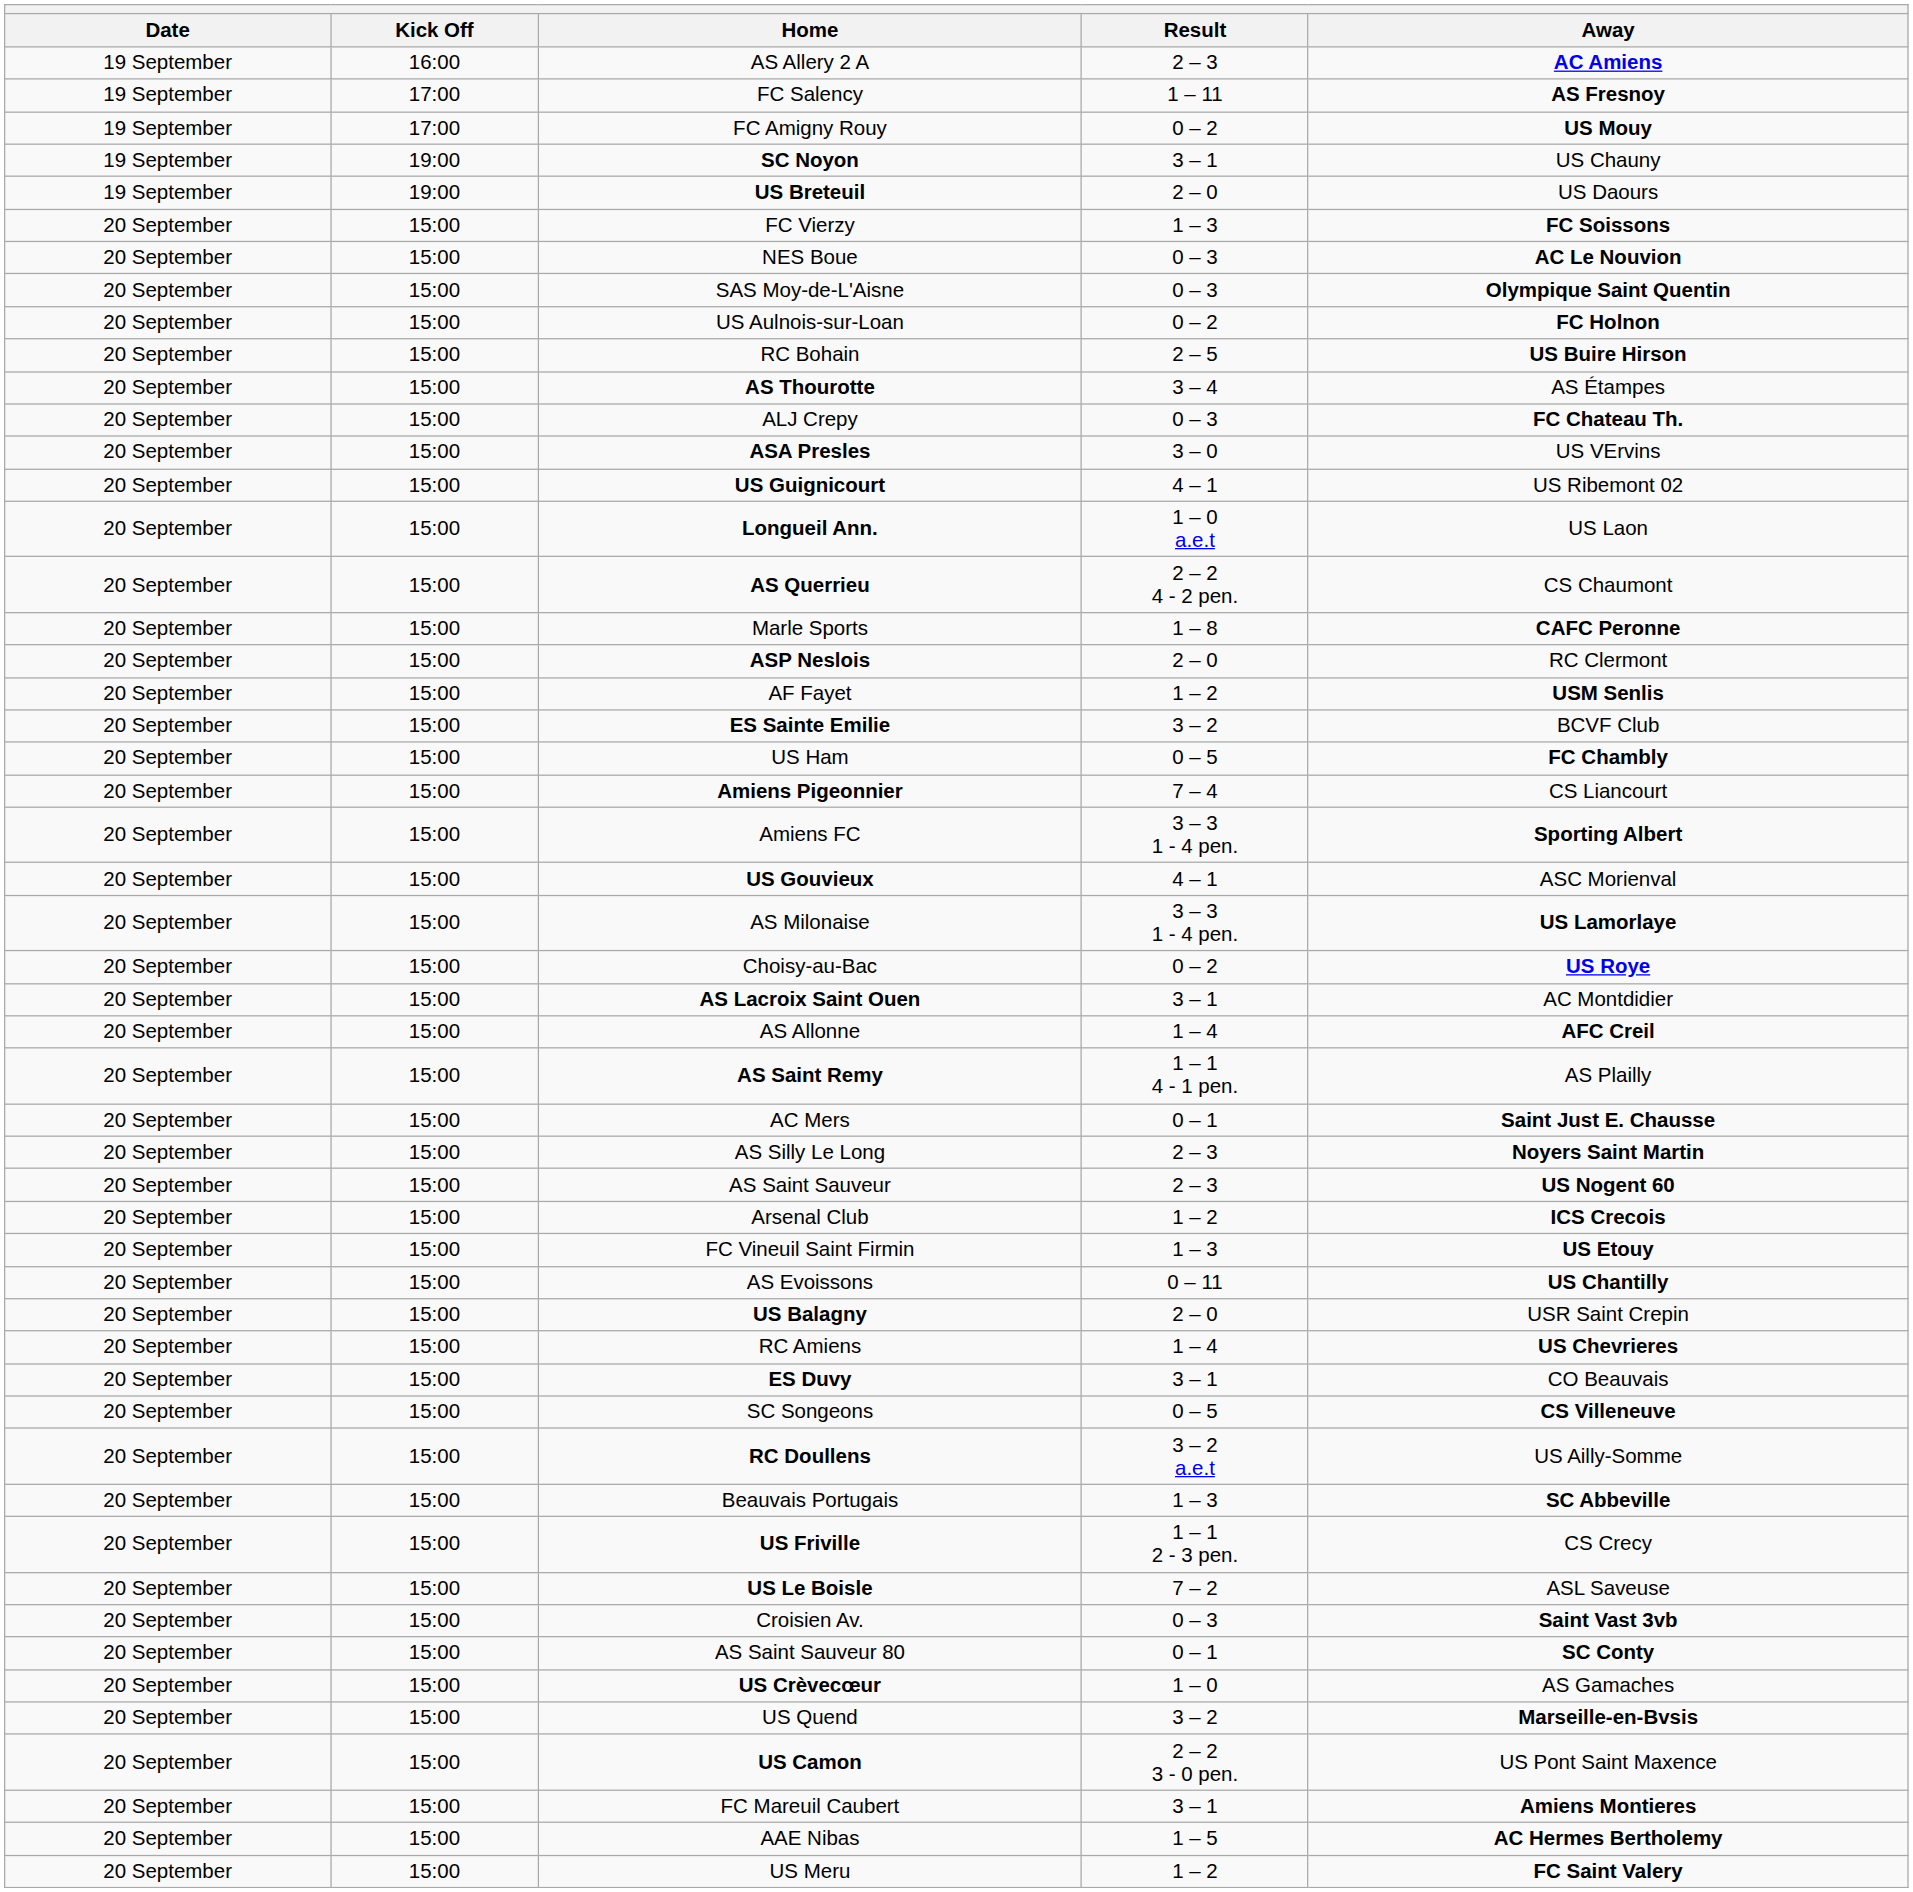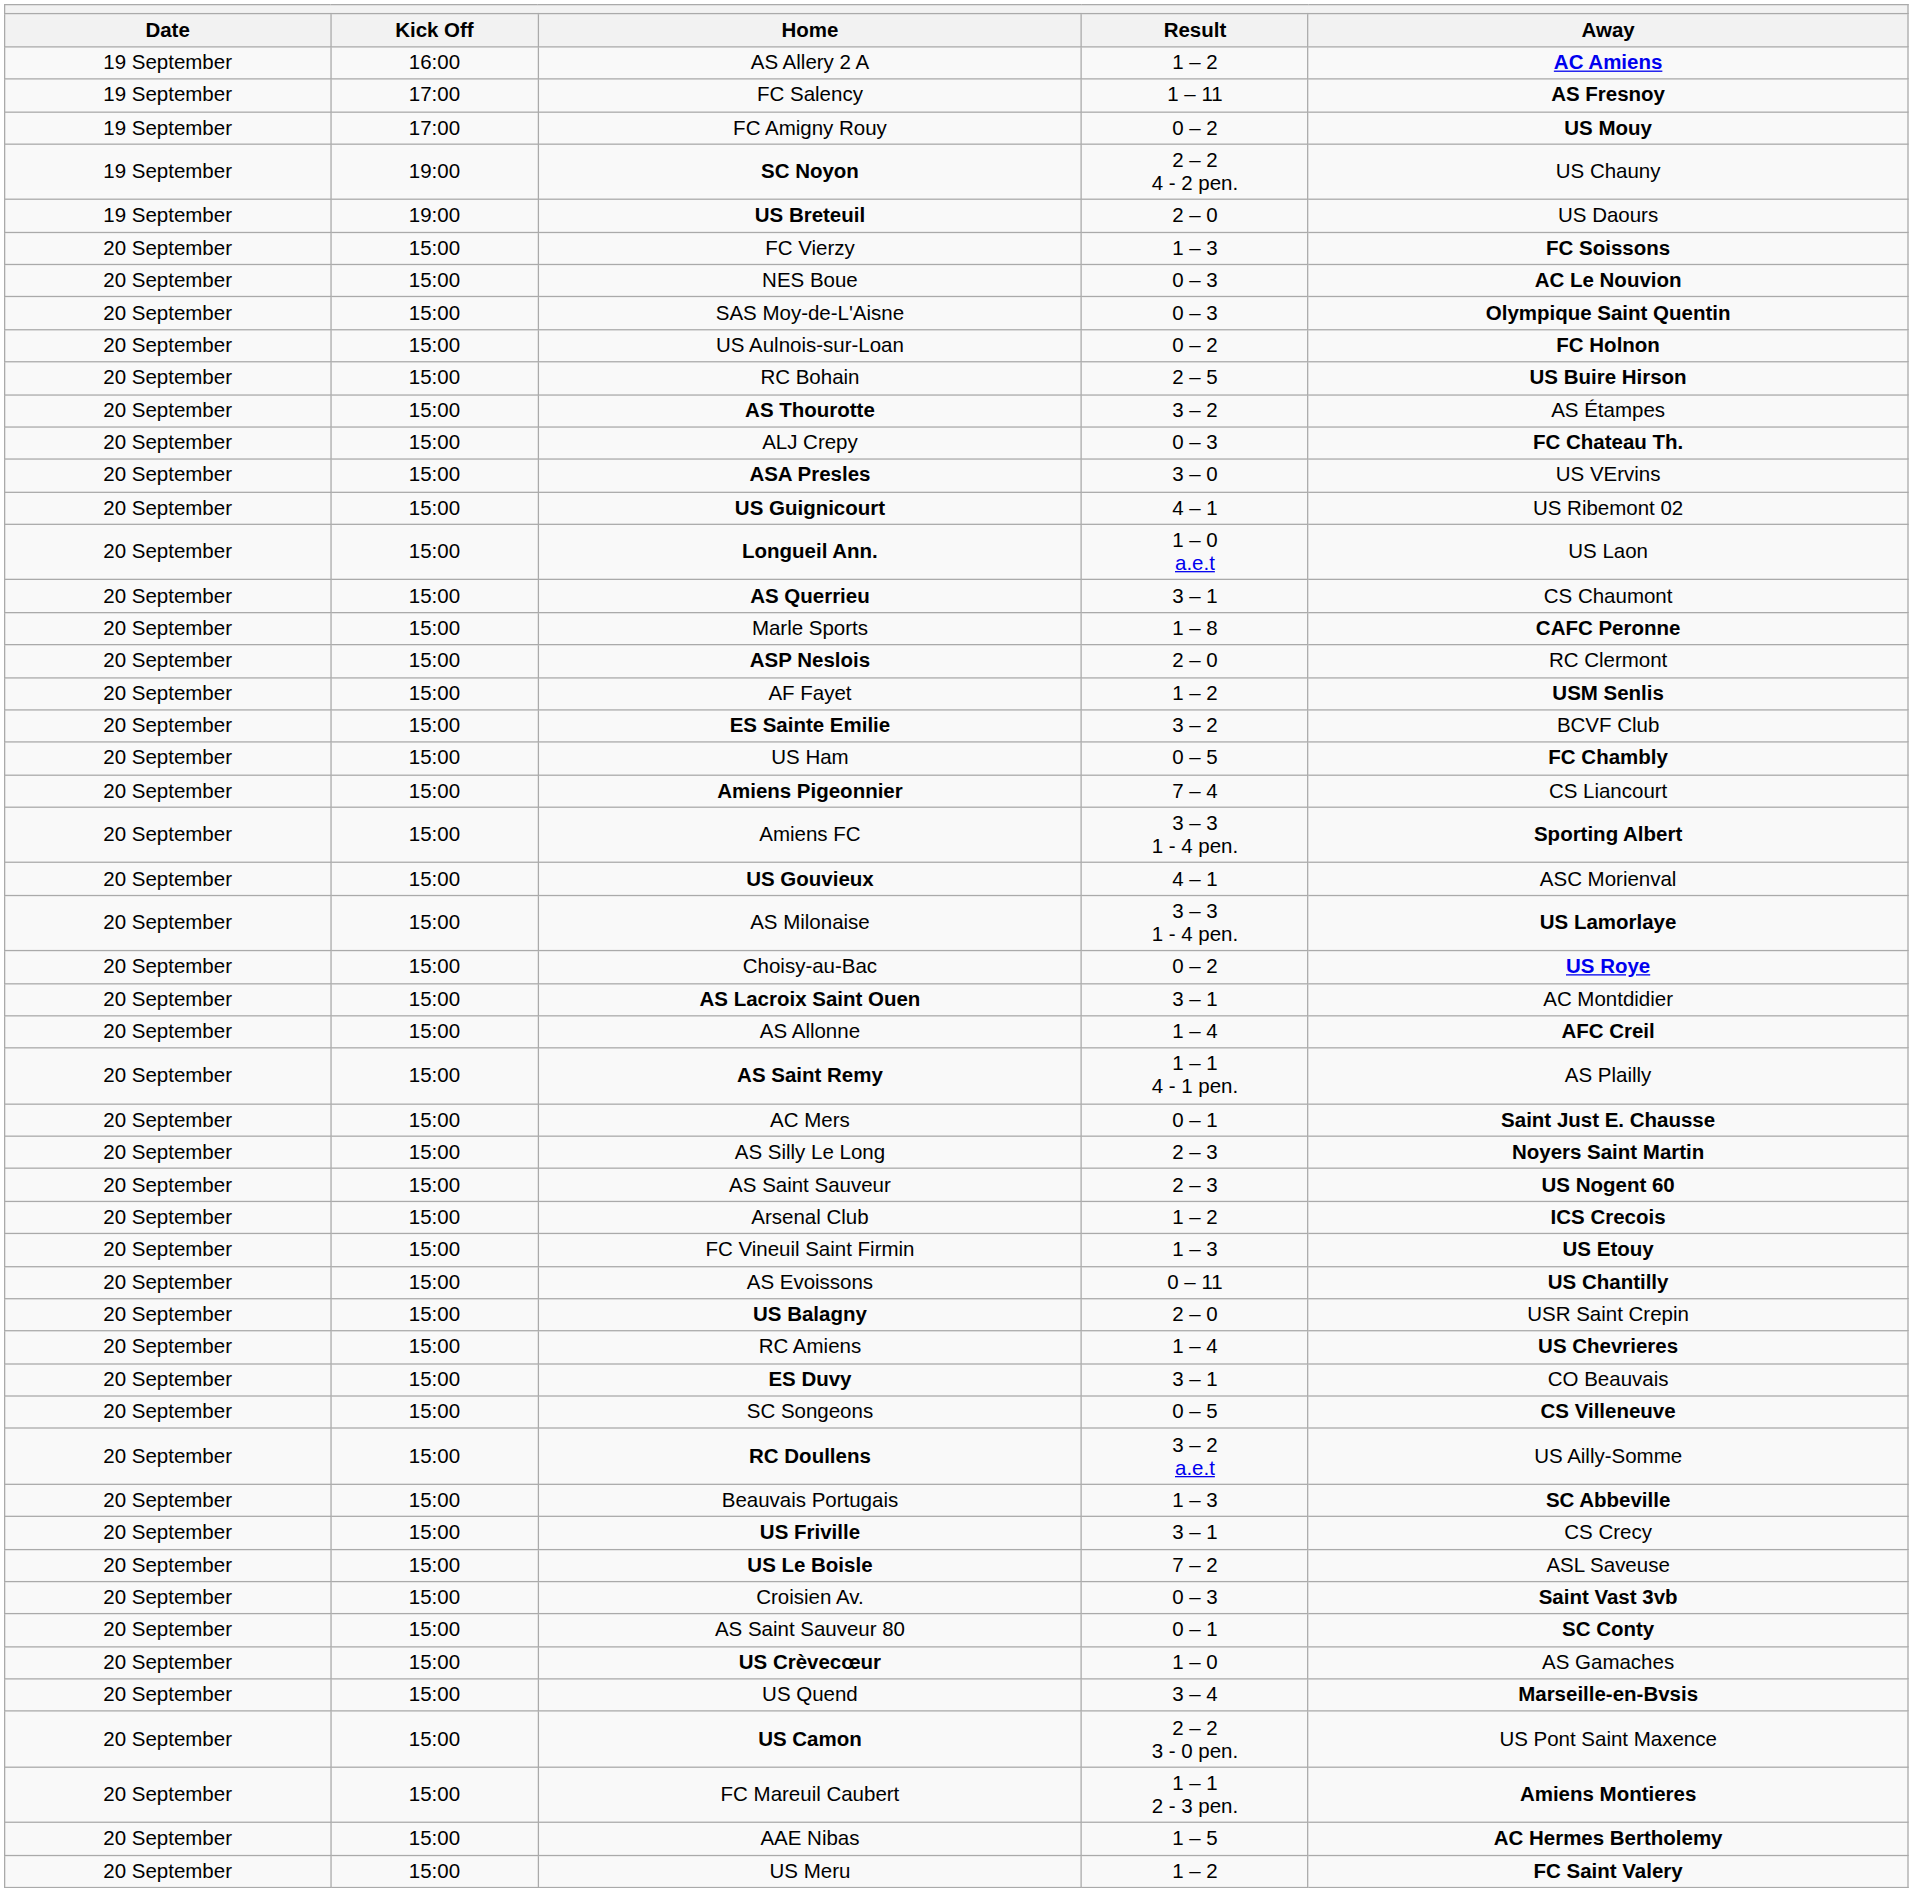(1195, 62) 2 – 3 -> (1195, 62) 1 – 2
(1195, 160) 3 – 1 -> (1195, 171) 2 – 2 4 - 2 pen.
(1195, 387) 3 – 4 -> (1195, 410) 3 – 2
(1195, 584) 2 – 2 4 - 2 pen. -> (1195, 595) 3 – 1
(1195, 1544) 1 – 1 2 - 3 pen. -> (1195, 1532) 3 – 1
(1195, 1718) 3 – 2 -> (1195, 1694) 3 – 4
(1195, 1806) 3 – 1 -> (1195, 1794) 1 – 1 2 - 3 pen.
